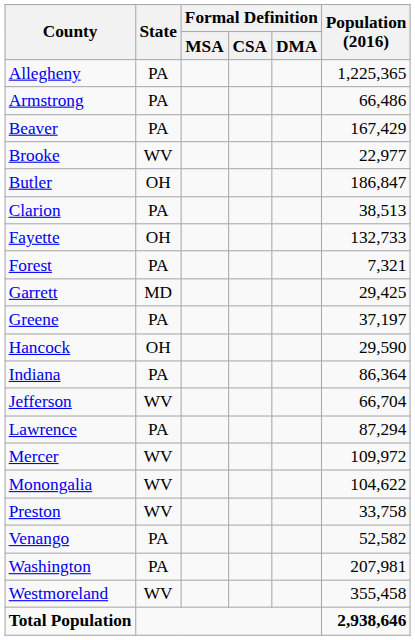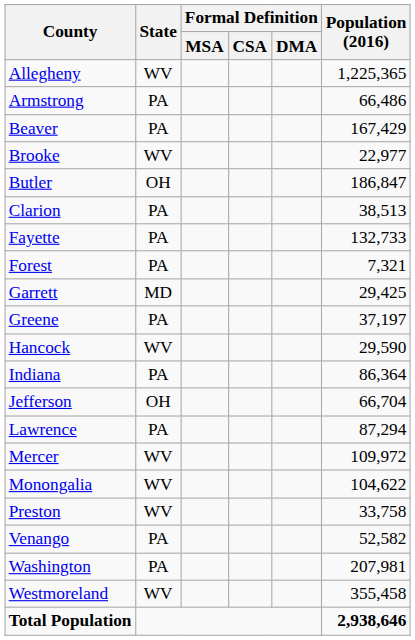(158, 73) PA -> (158, 73) WV
(158, 237) OH -> (158, 237) PA
(158, 347) OH -> (158, 347) WV
(158, 401) WV -> (158, 401) OH
